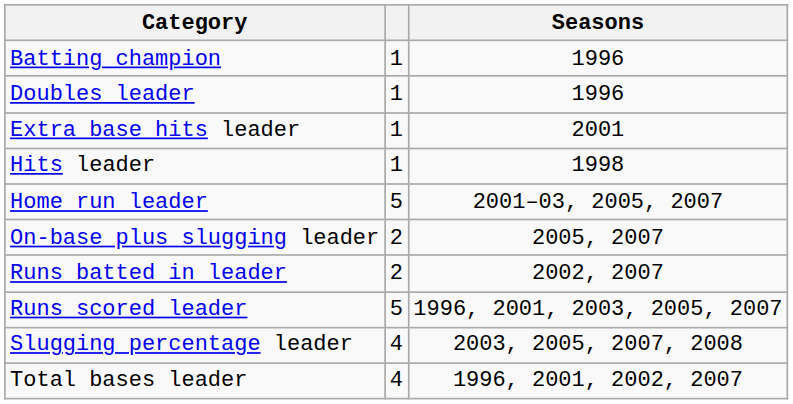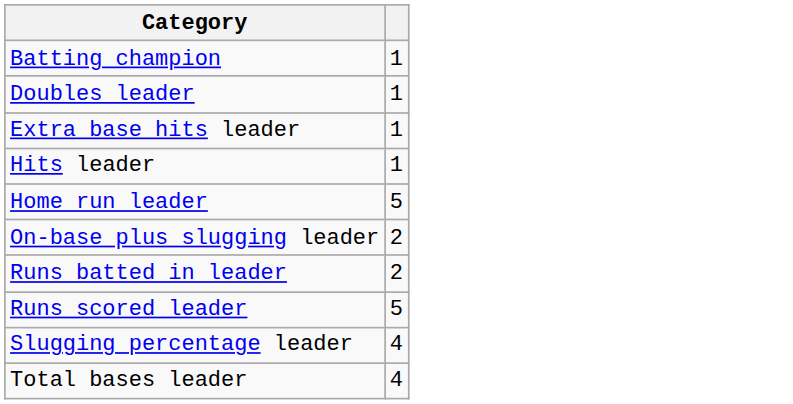- column: (598, 23)
